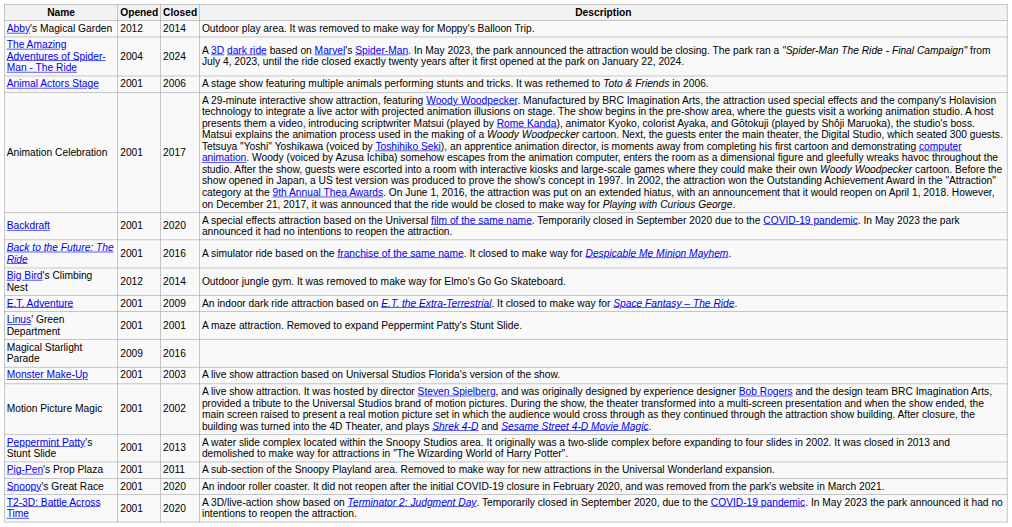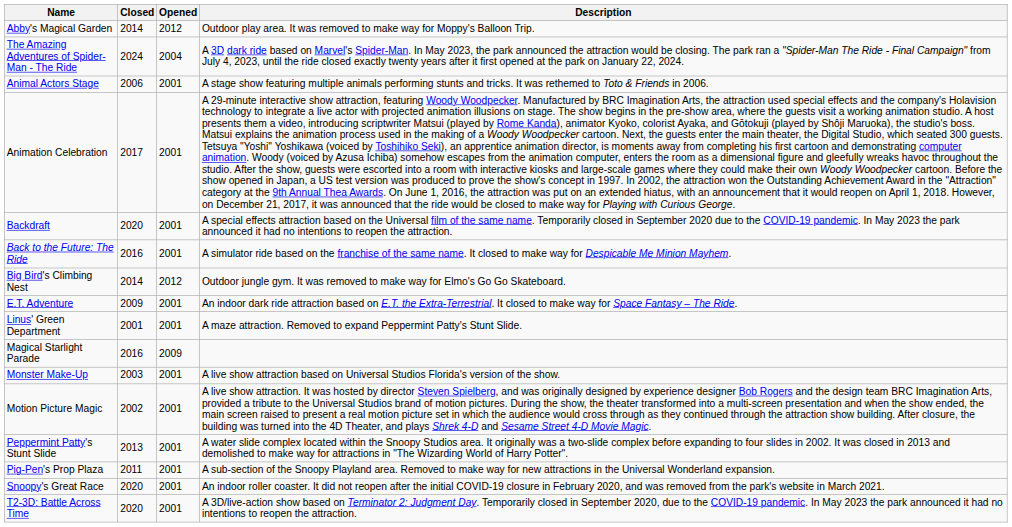columns swapped: (139, 12) <-> (180, 12)
